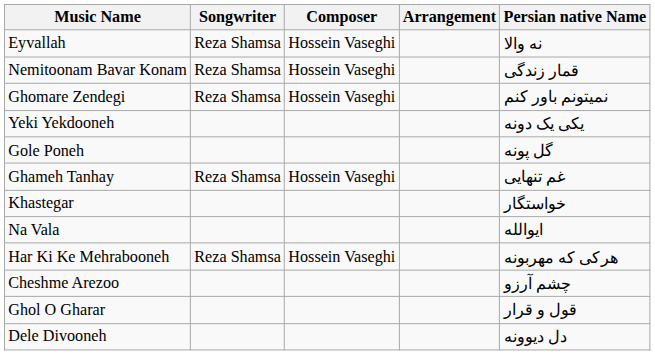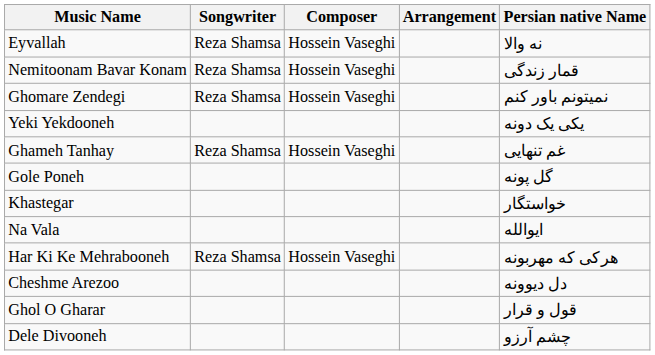rows swapped: (46, 150) <-> (61, 176)
(537, 283) چشم آرزو -> (535, 283) دل دیوونه
(535, 336) دل دیوونه -> (537, 336) چشم آرزو
